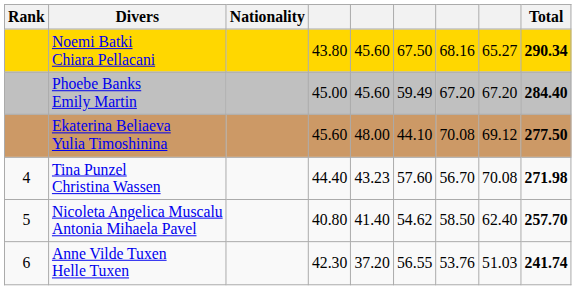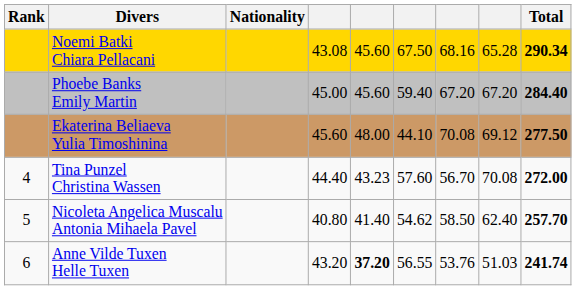(330, 50) 43.80 -> (330, 50) 43.08
(500, 50) 65.27 -> (500, 50) 65.28
(415, 93) 59.49 -> (415, 93) 59.40
(546, 178) 271.98 -> (546, 178) 272.00
(330, 263) 42.30 -> (330, 263) 43.20
(372, 263) normal -> (372, 263) bold
